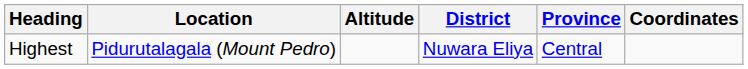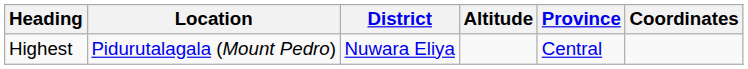columns swapped: (379, 19) <-> (478, 19)
